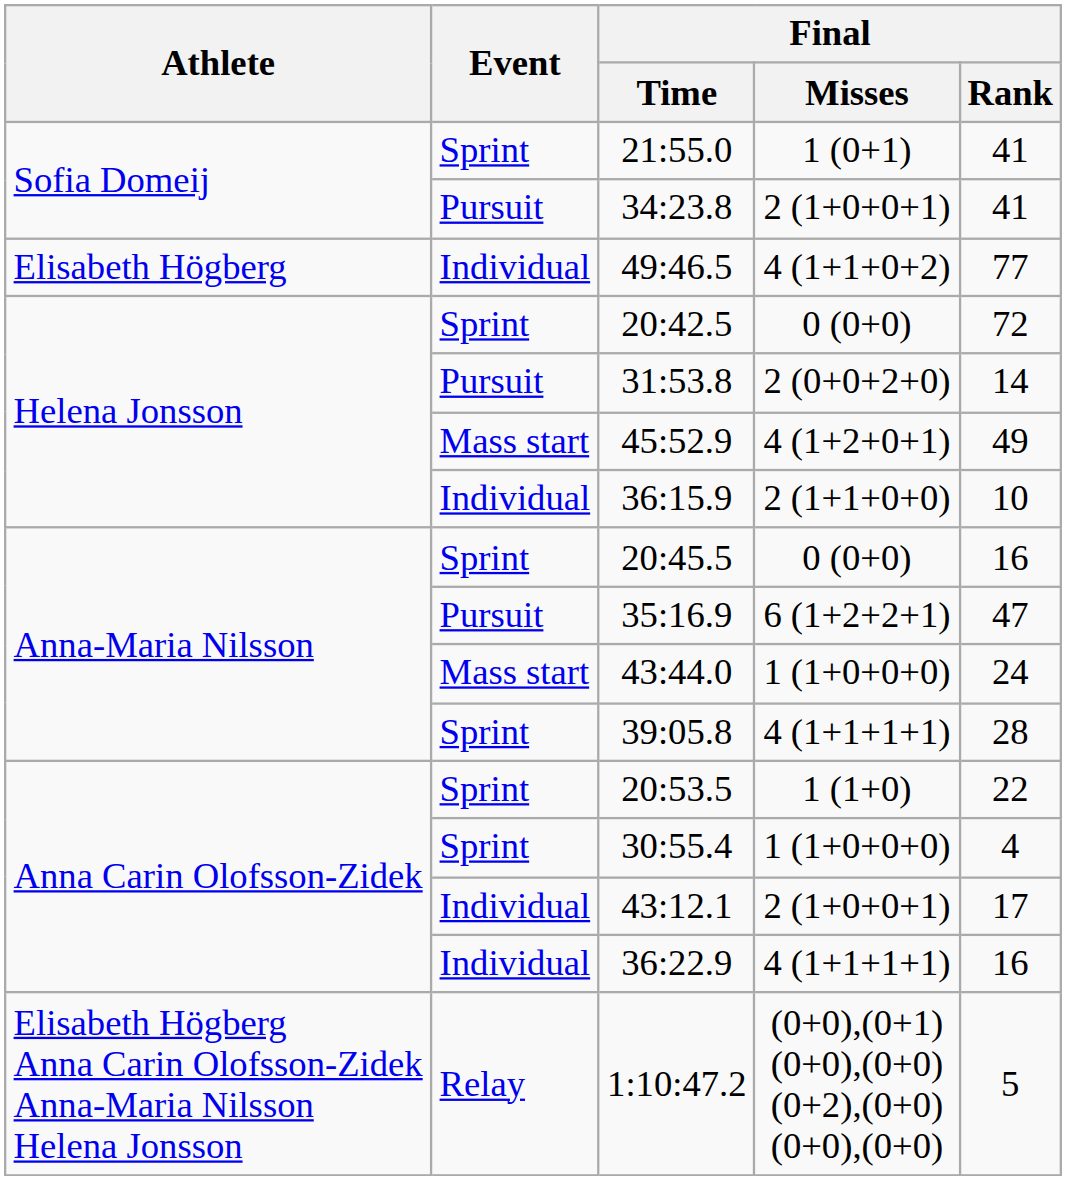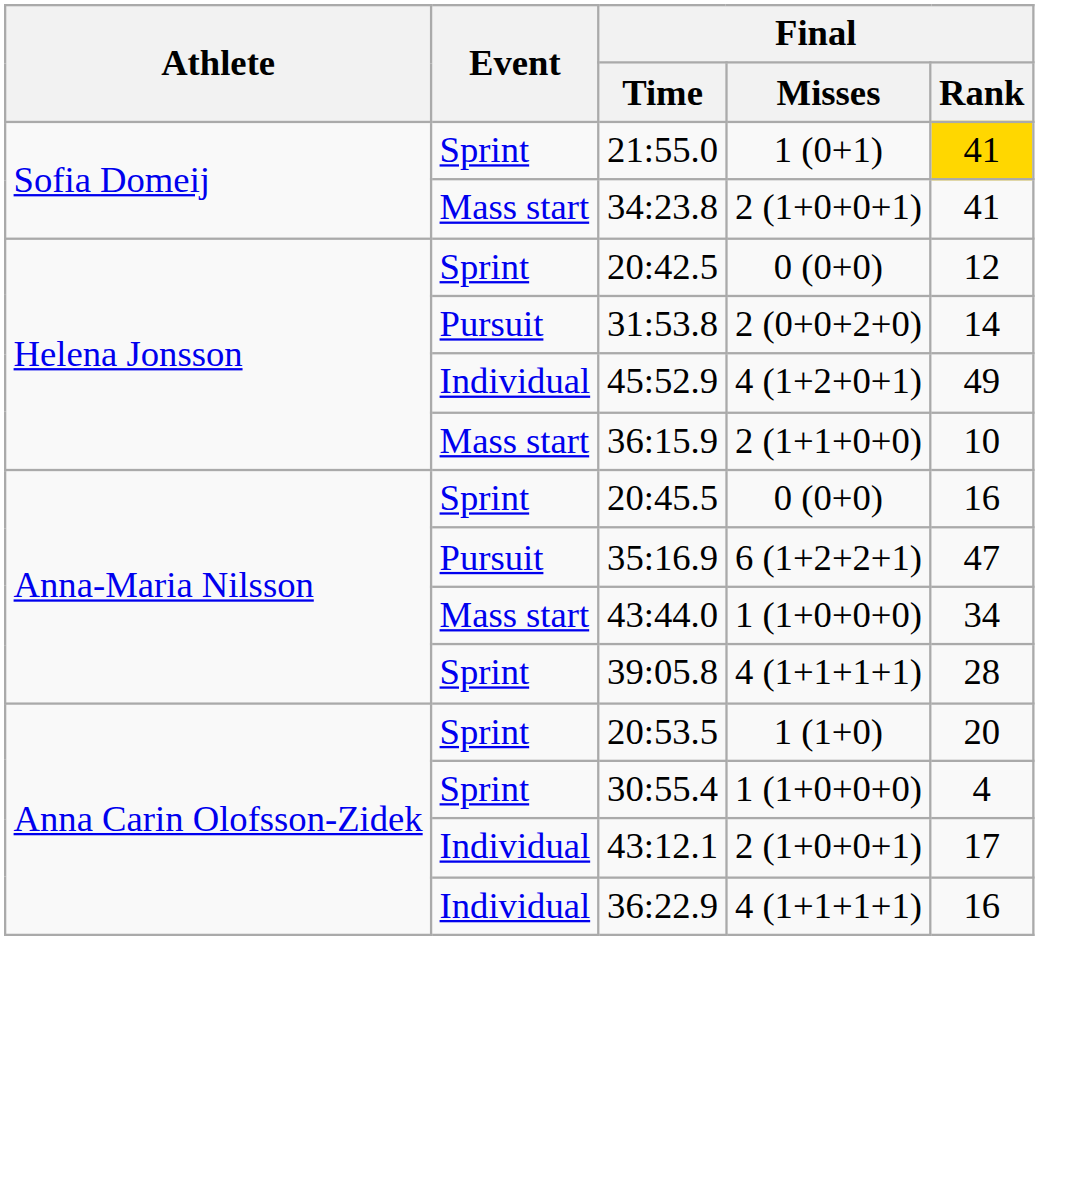(1010, 149) no background -> (982, 149) gold background
(491, 207) Pursuit -> (514, 207) Mass start
- row: (677, 265)
(1010, 324) 72 -> (982, 265) 12
(514, 440) Mass start -> (515, 382) Individual
(515, 498) Individual -> (514, 440) Mass start
(1010, 672) 24 -> (982, 614) 34
(1010, 788) 22 -> (982, 730) 20
- row: (677, 1083)
